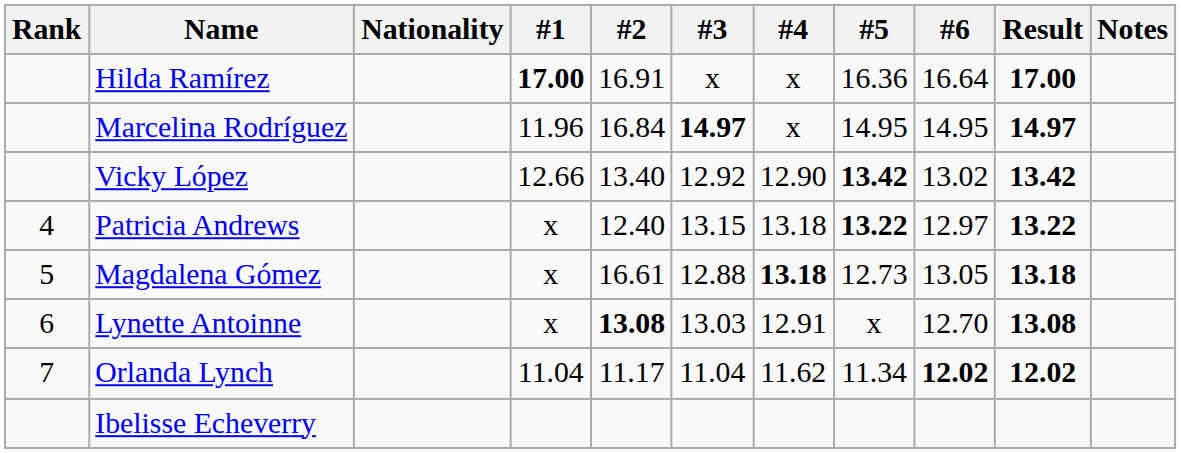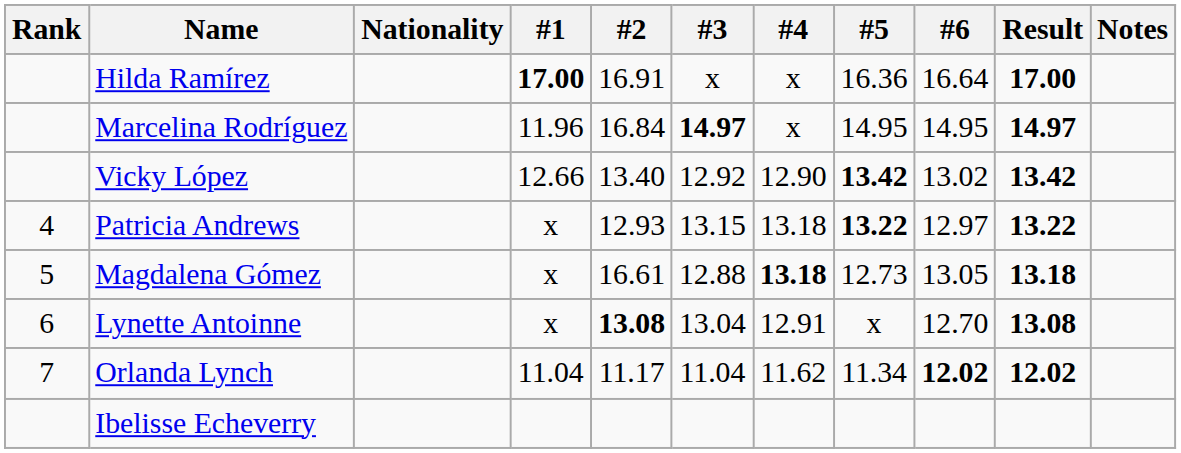(632, 225) 12.40 -> (632, 225) 12.93
(712, 323) 13.03 -> (712, 323) 13.04
